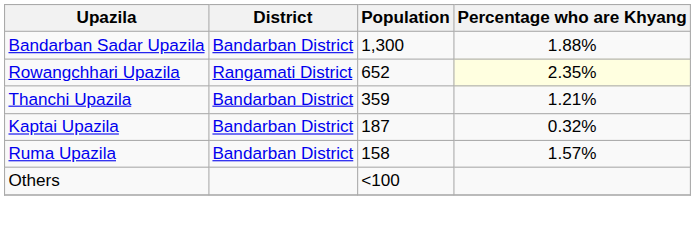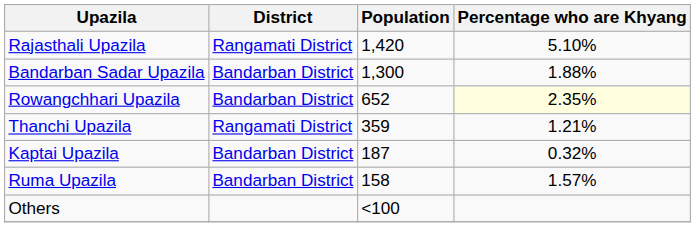+ row: (77, 45)
(282, 72) Rangamati District -> (283, 99) Bandarban District
(283, 99) Bandarban District -> (282, 126) Rangamati District
